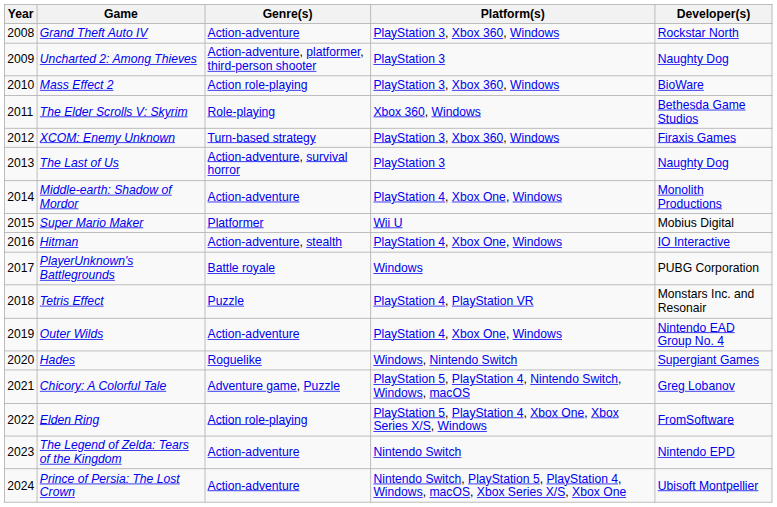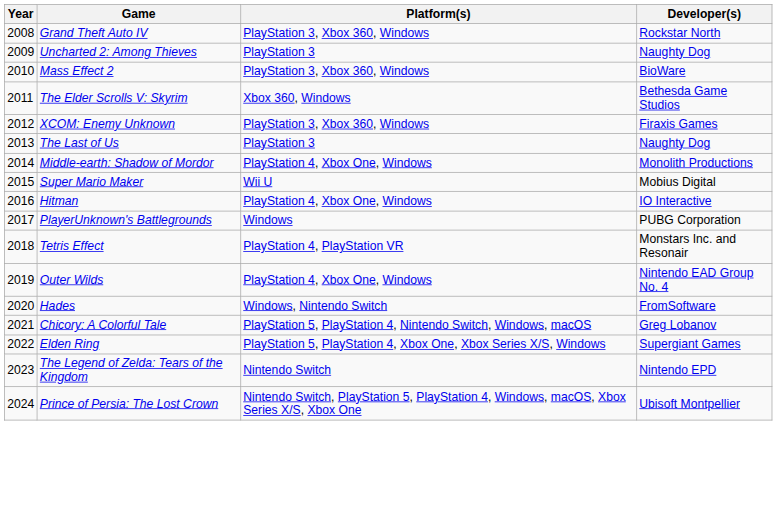- column: (288, 14)
(708, 360) Supergiant Games -> (677, 305) FromSoftware
(696, 419) FromSoftware -> (690, 344) Supergiant Games
